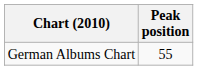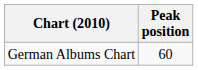(166, 53) 55 -> (166, 53) 60
